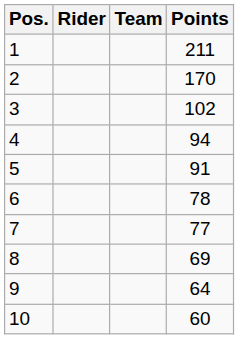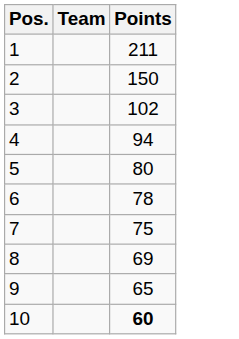- column: (82, 19)
(200, 79) 170 -> (143, 79) 150
(200, 169) 91 -> (143, 169) 80
(200, 229) 77 -> (143, 229) 75
(200, 288) 64 -> (143, 288) 65
(200, 318) normal -> (143, 318) bold
